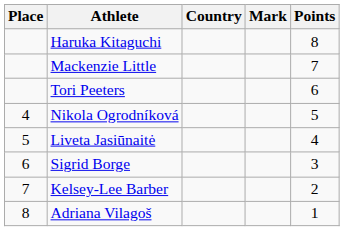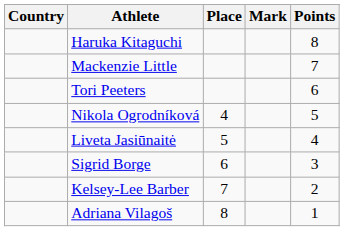columns swapped: (26, 16) <-> (214, 16)
